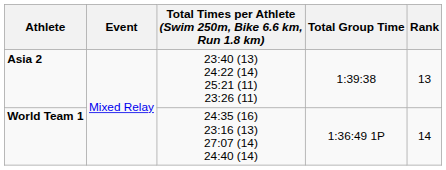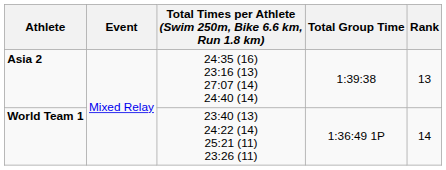(231, 79) 23:40 (13) 24:22 (14) 25:21 (11) 23:26 (11) -> (231, 79) 24:35 (16) 23:16 (13) 27:07 (14) 24:40 (14)
(231, 137) 24:35 (16) 23:16 (13) 27:07 (14) 24:40 (14) -> (231, 137) 23:40 (13) 24:22 (14) 25:21 (11) 23:26 (11)
